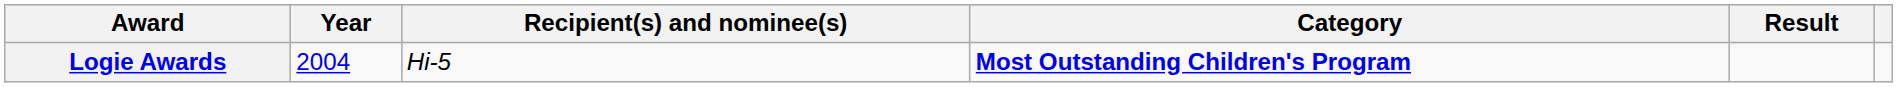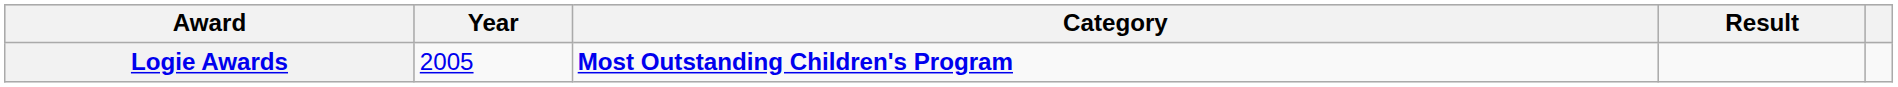- column: (686, 23)
(323, 61) 2004 -> (447, 61) 2005
